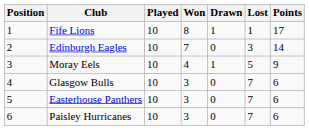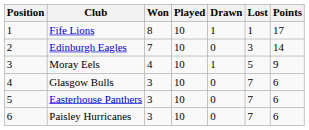columns swapped: (163, 13) <-> (194, 13)
